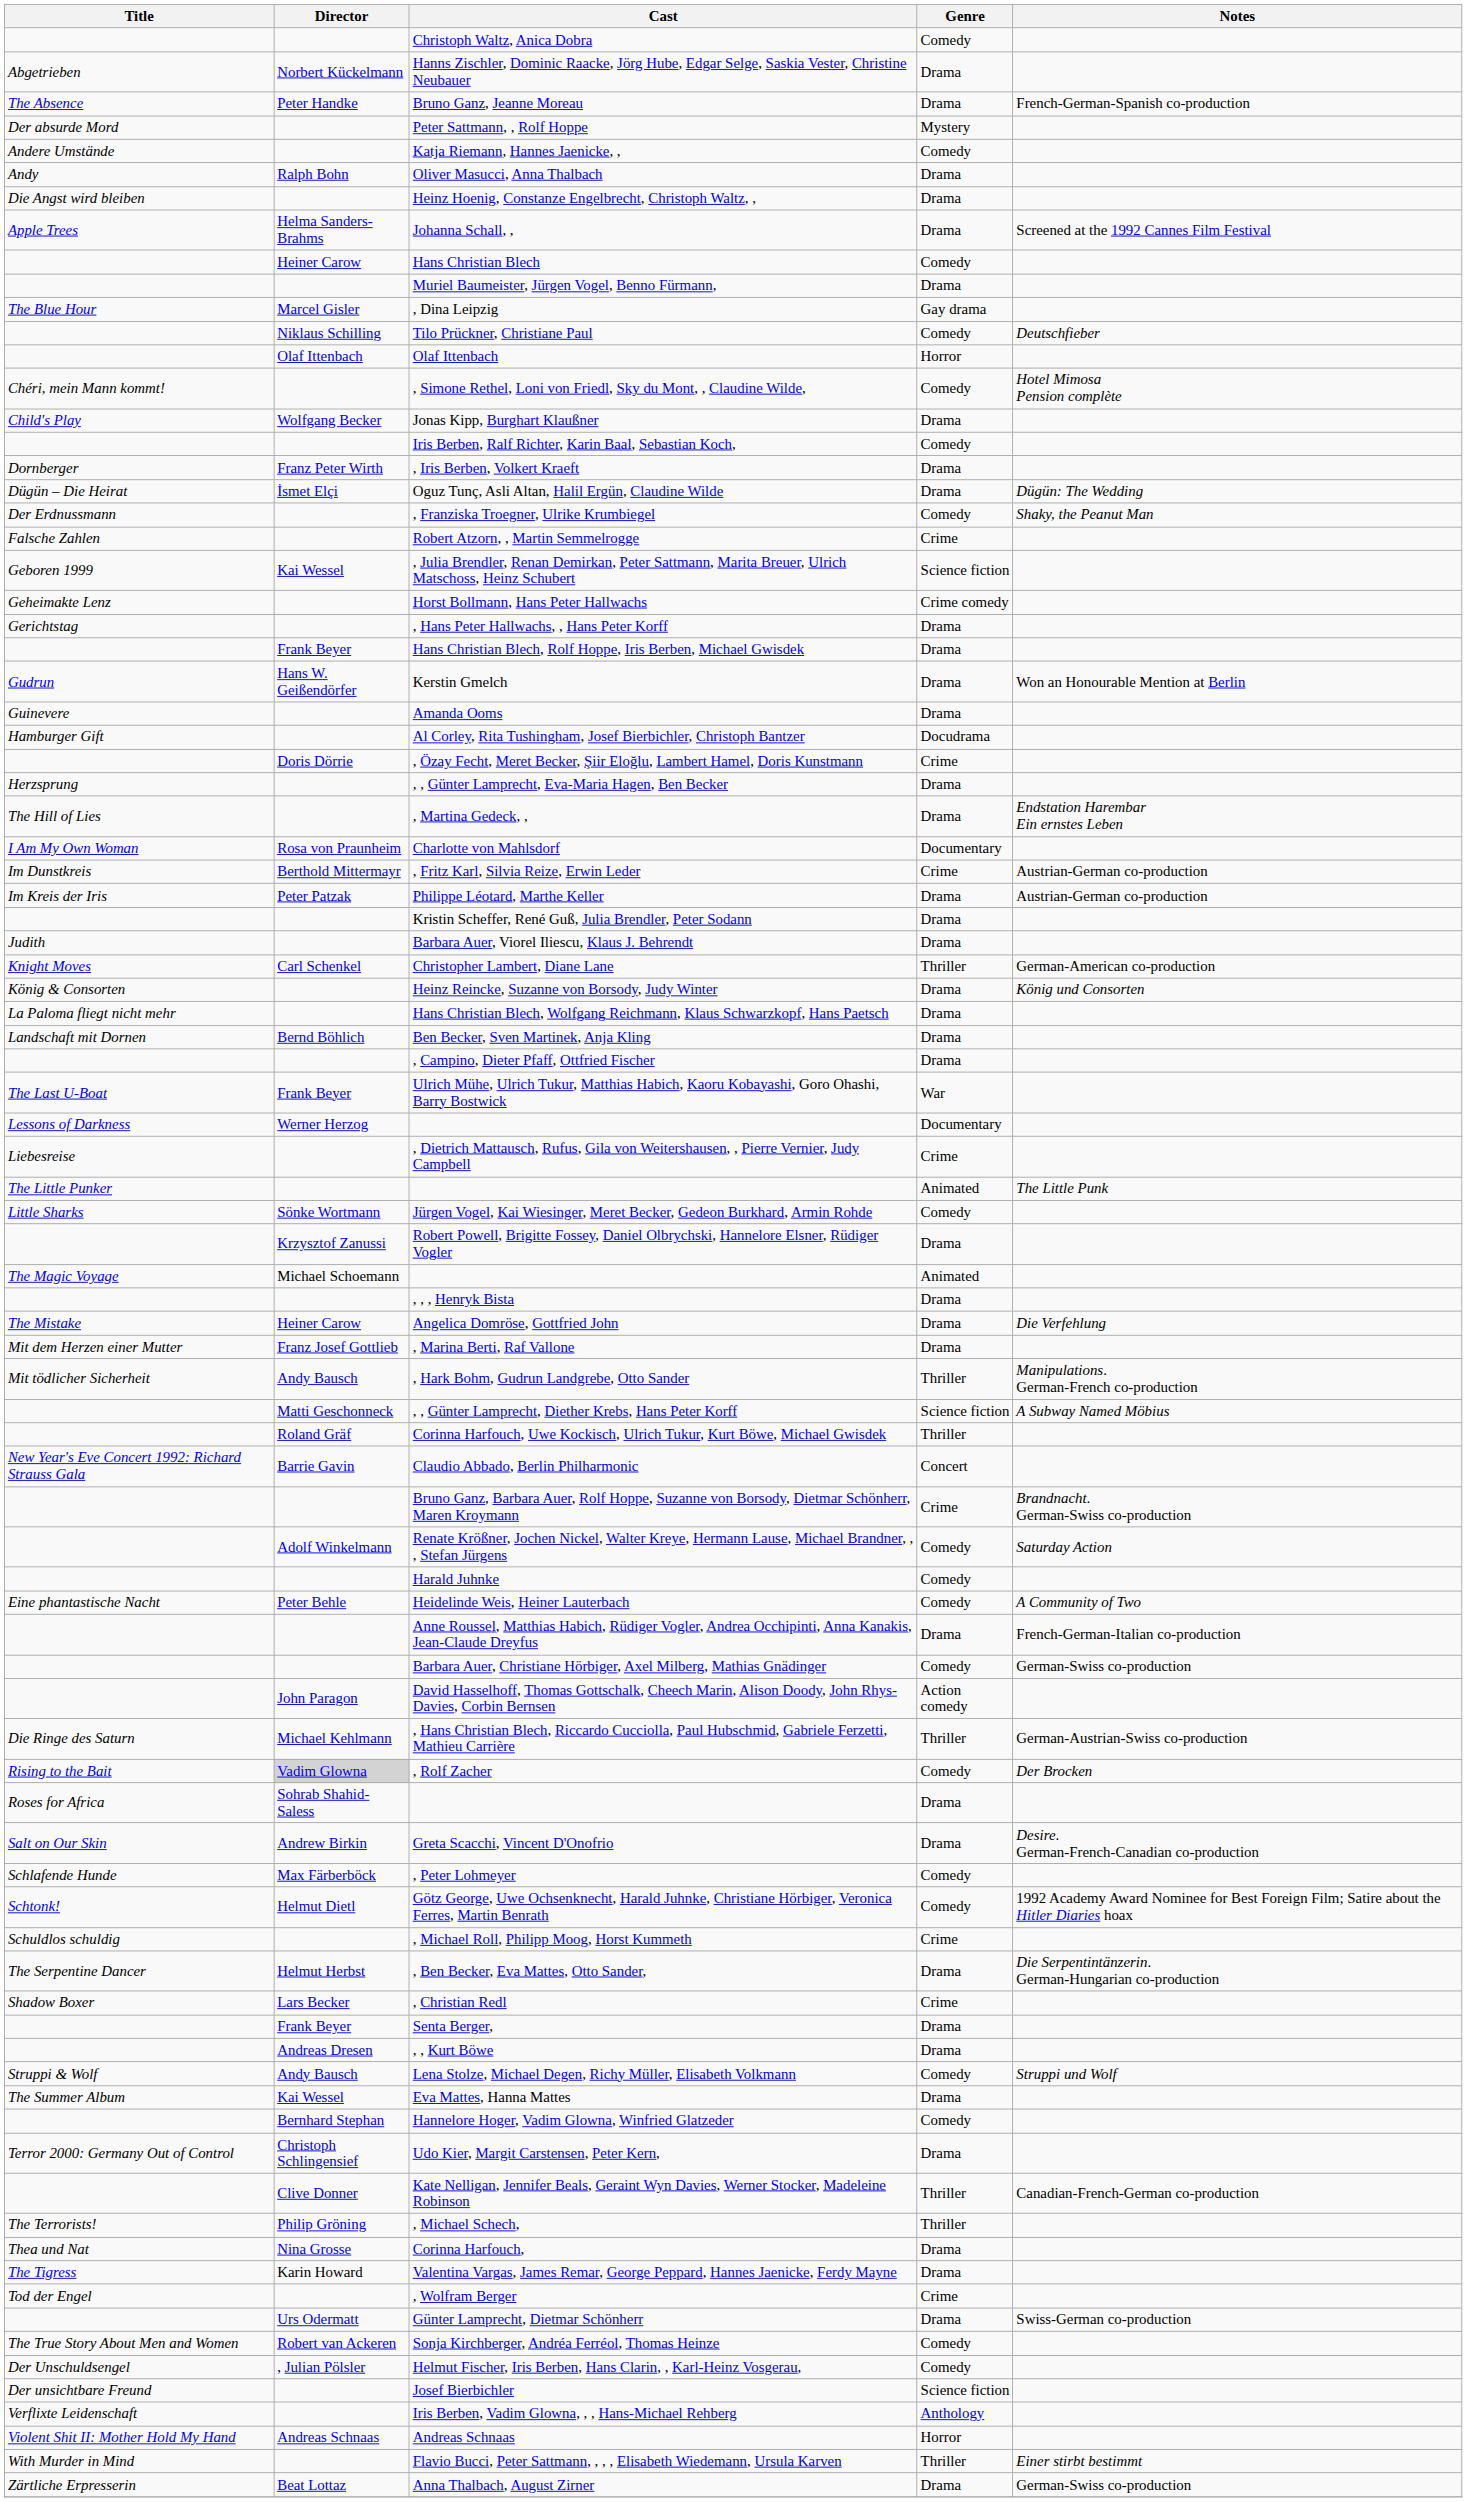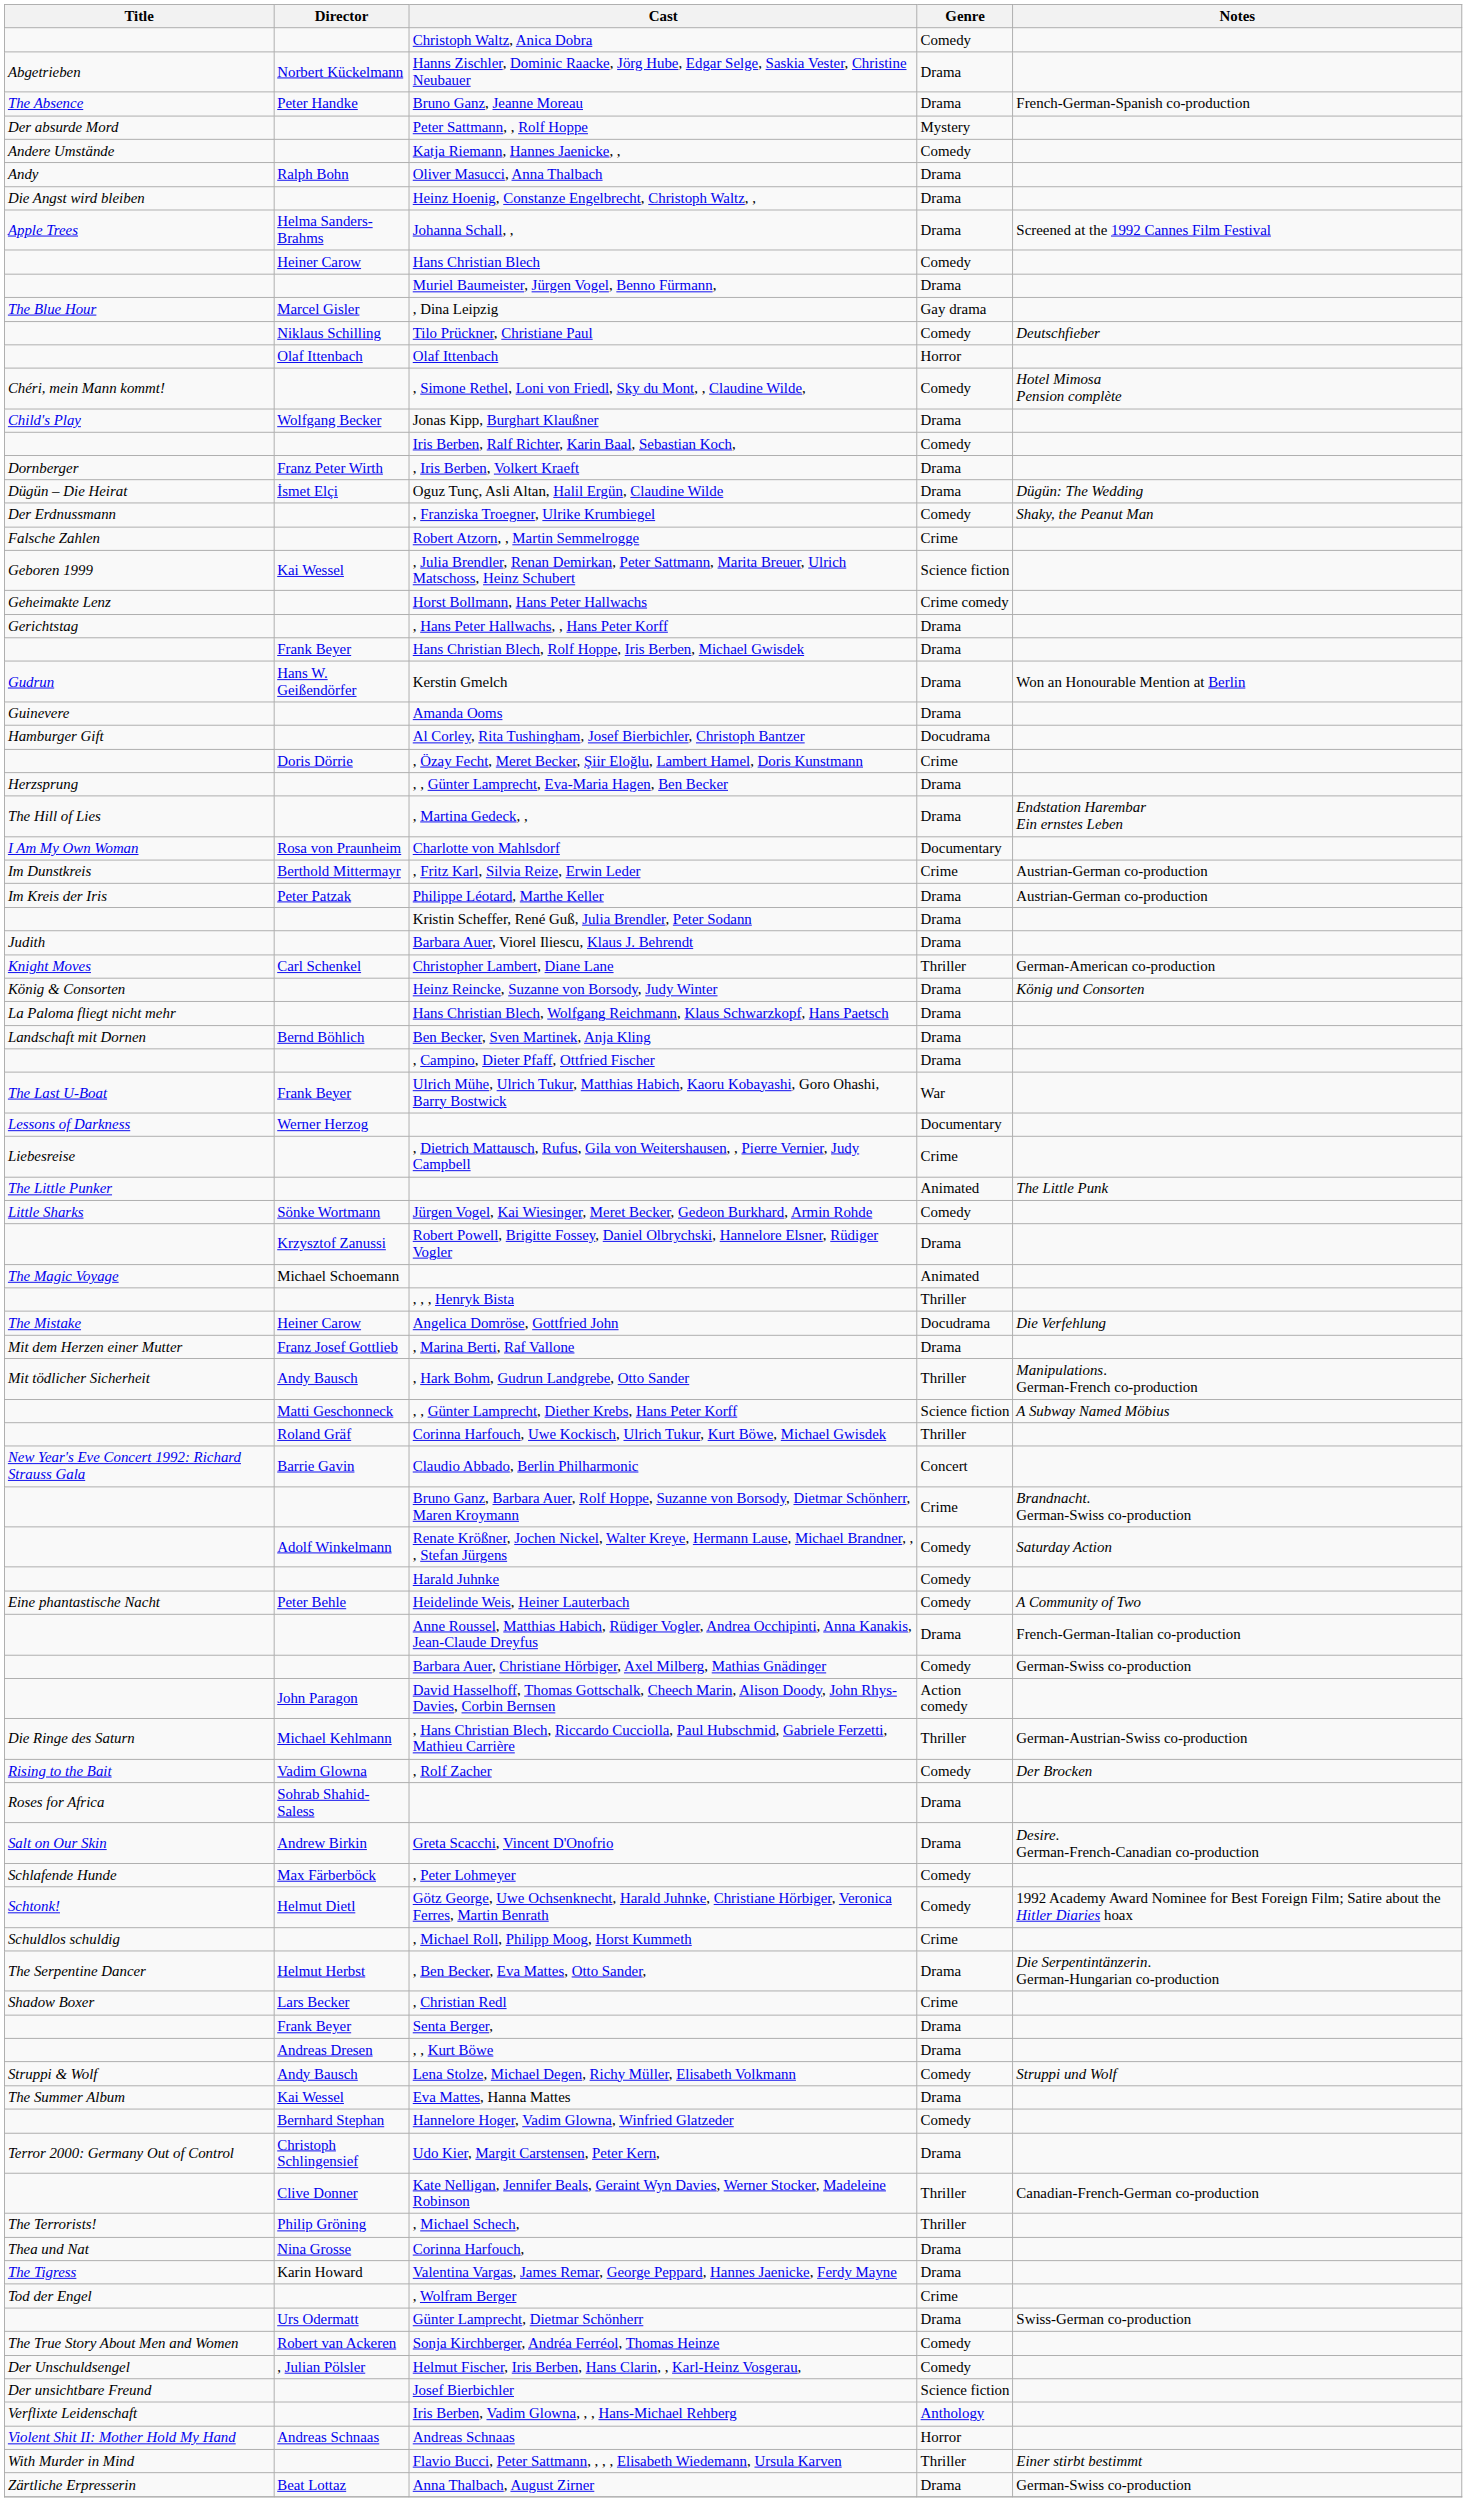(941, 1299) Drama -> (943, 1299) Thriller
(941, 1323) Drama -> (955, 1323) Docudrama
(322, 1770) lightgrey background -> (322, 1770) no background
